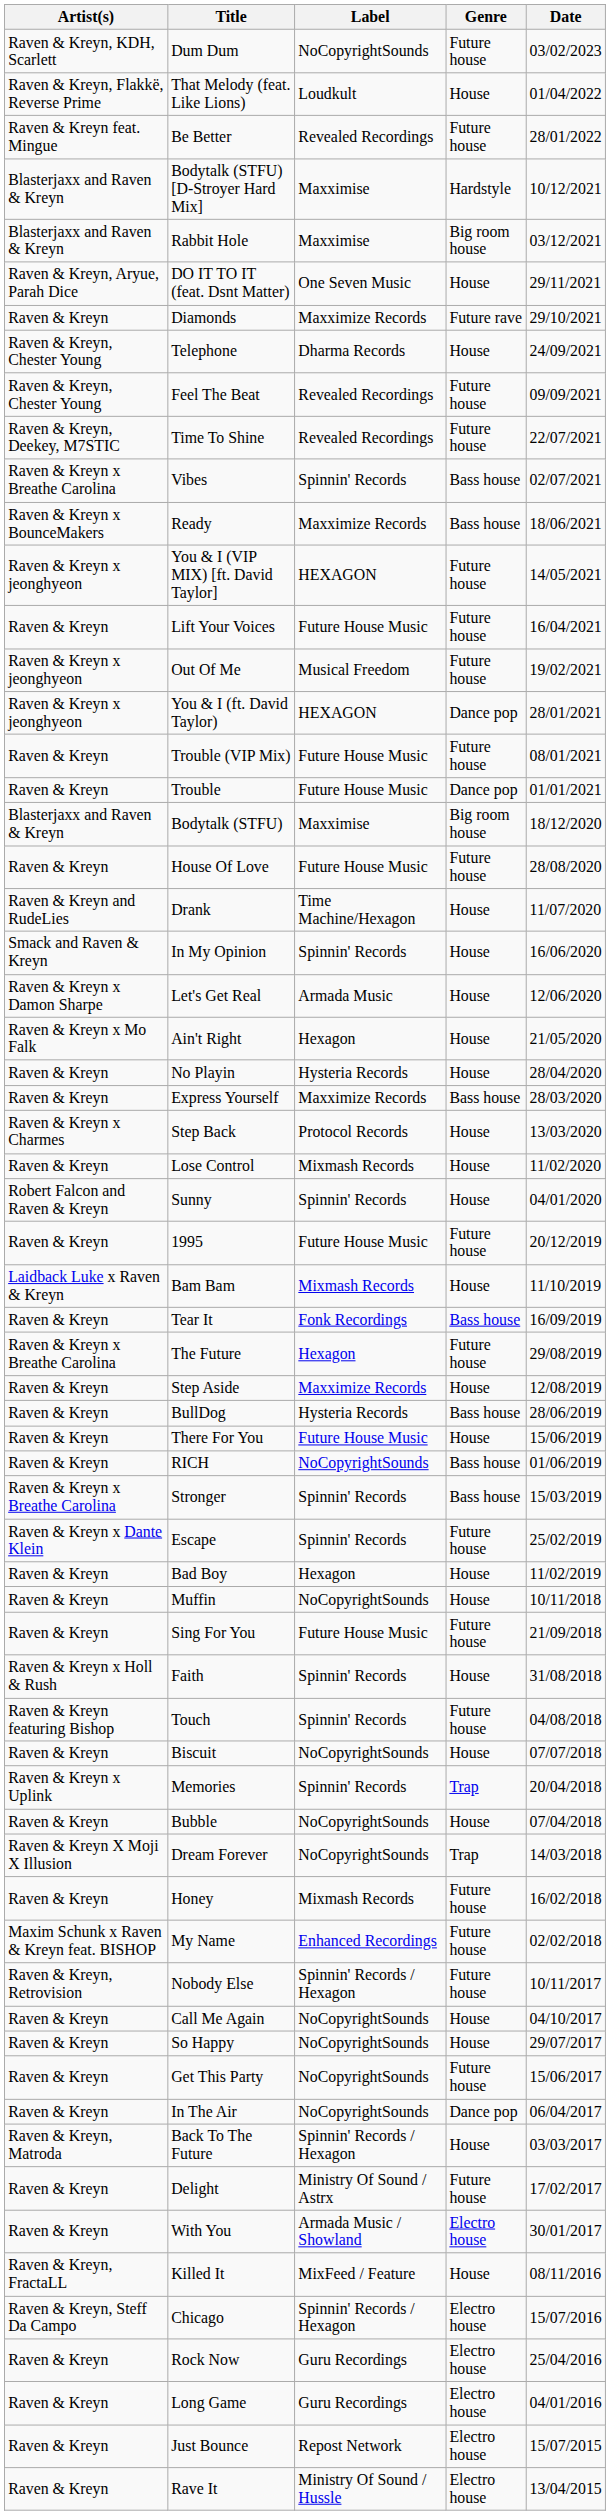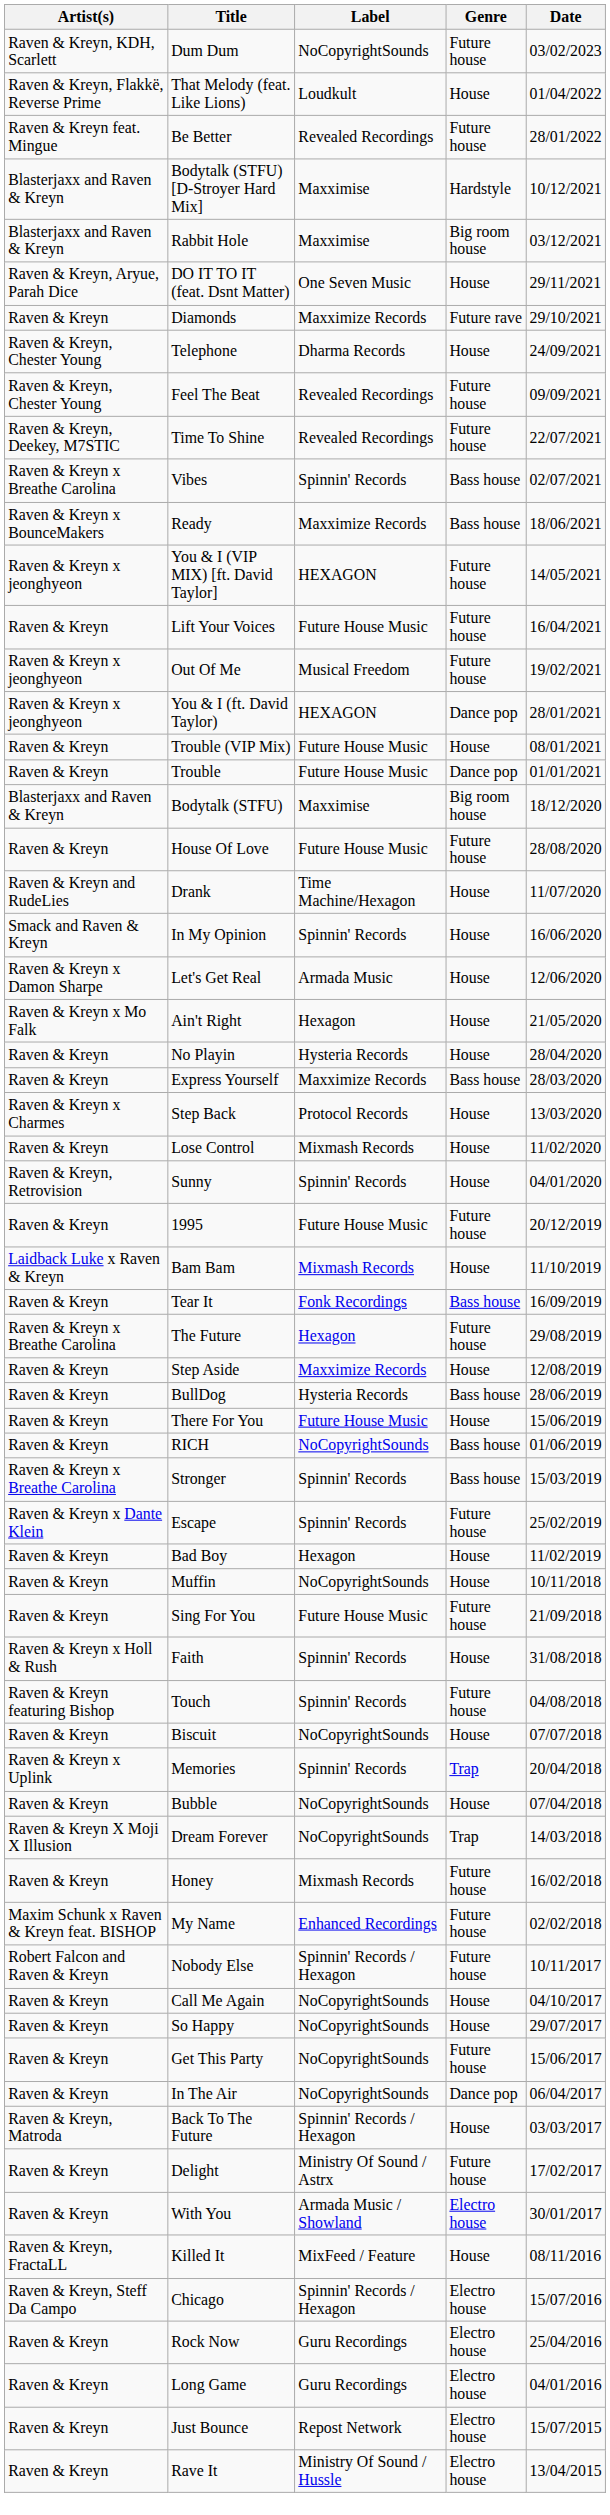(470, 755) Future house -> (470, 747) House
(67, 1199) Robert Falcon and Raven & Kreyn -> (60, 1182) Raven & Kreyn, Retrovision
(60, 1984) Raven & Kreyn, Retrovision -> (67, 1966) Robert Falcon and Raven & Kreyn
